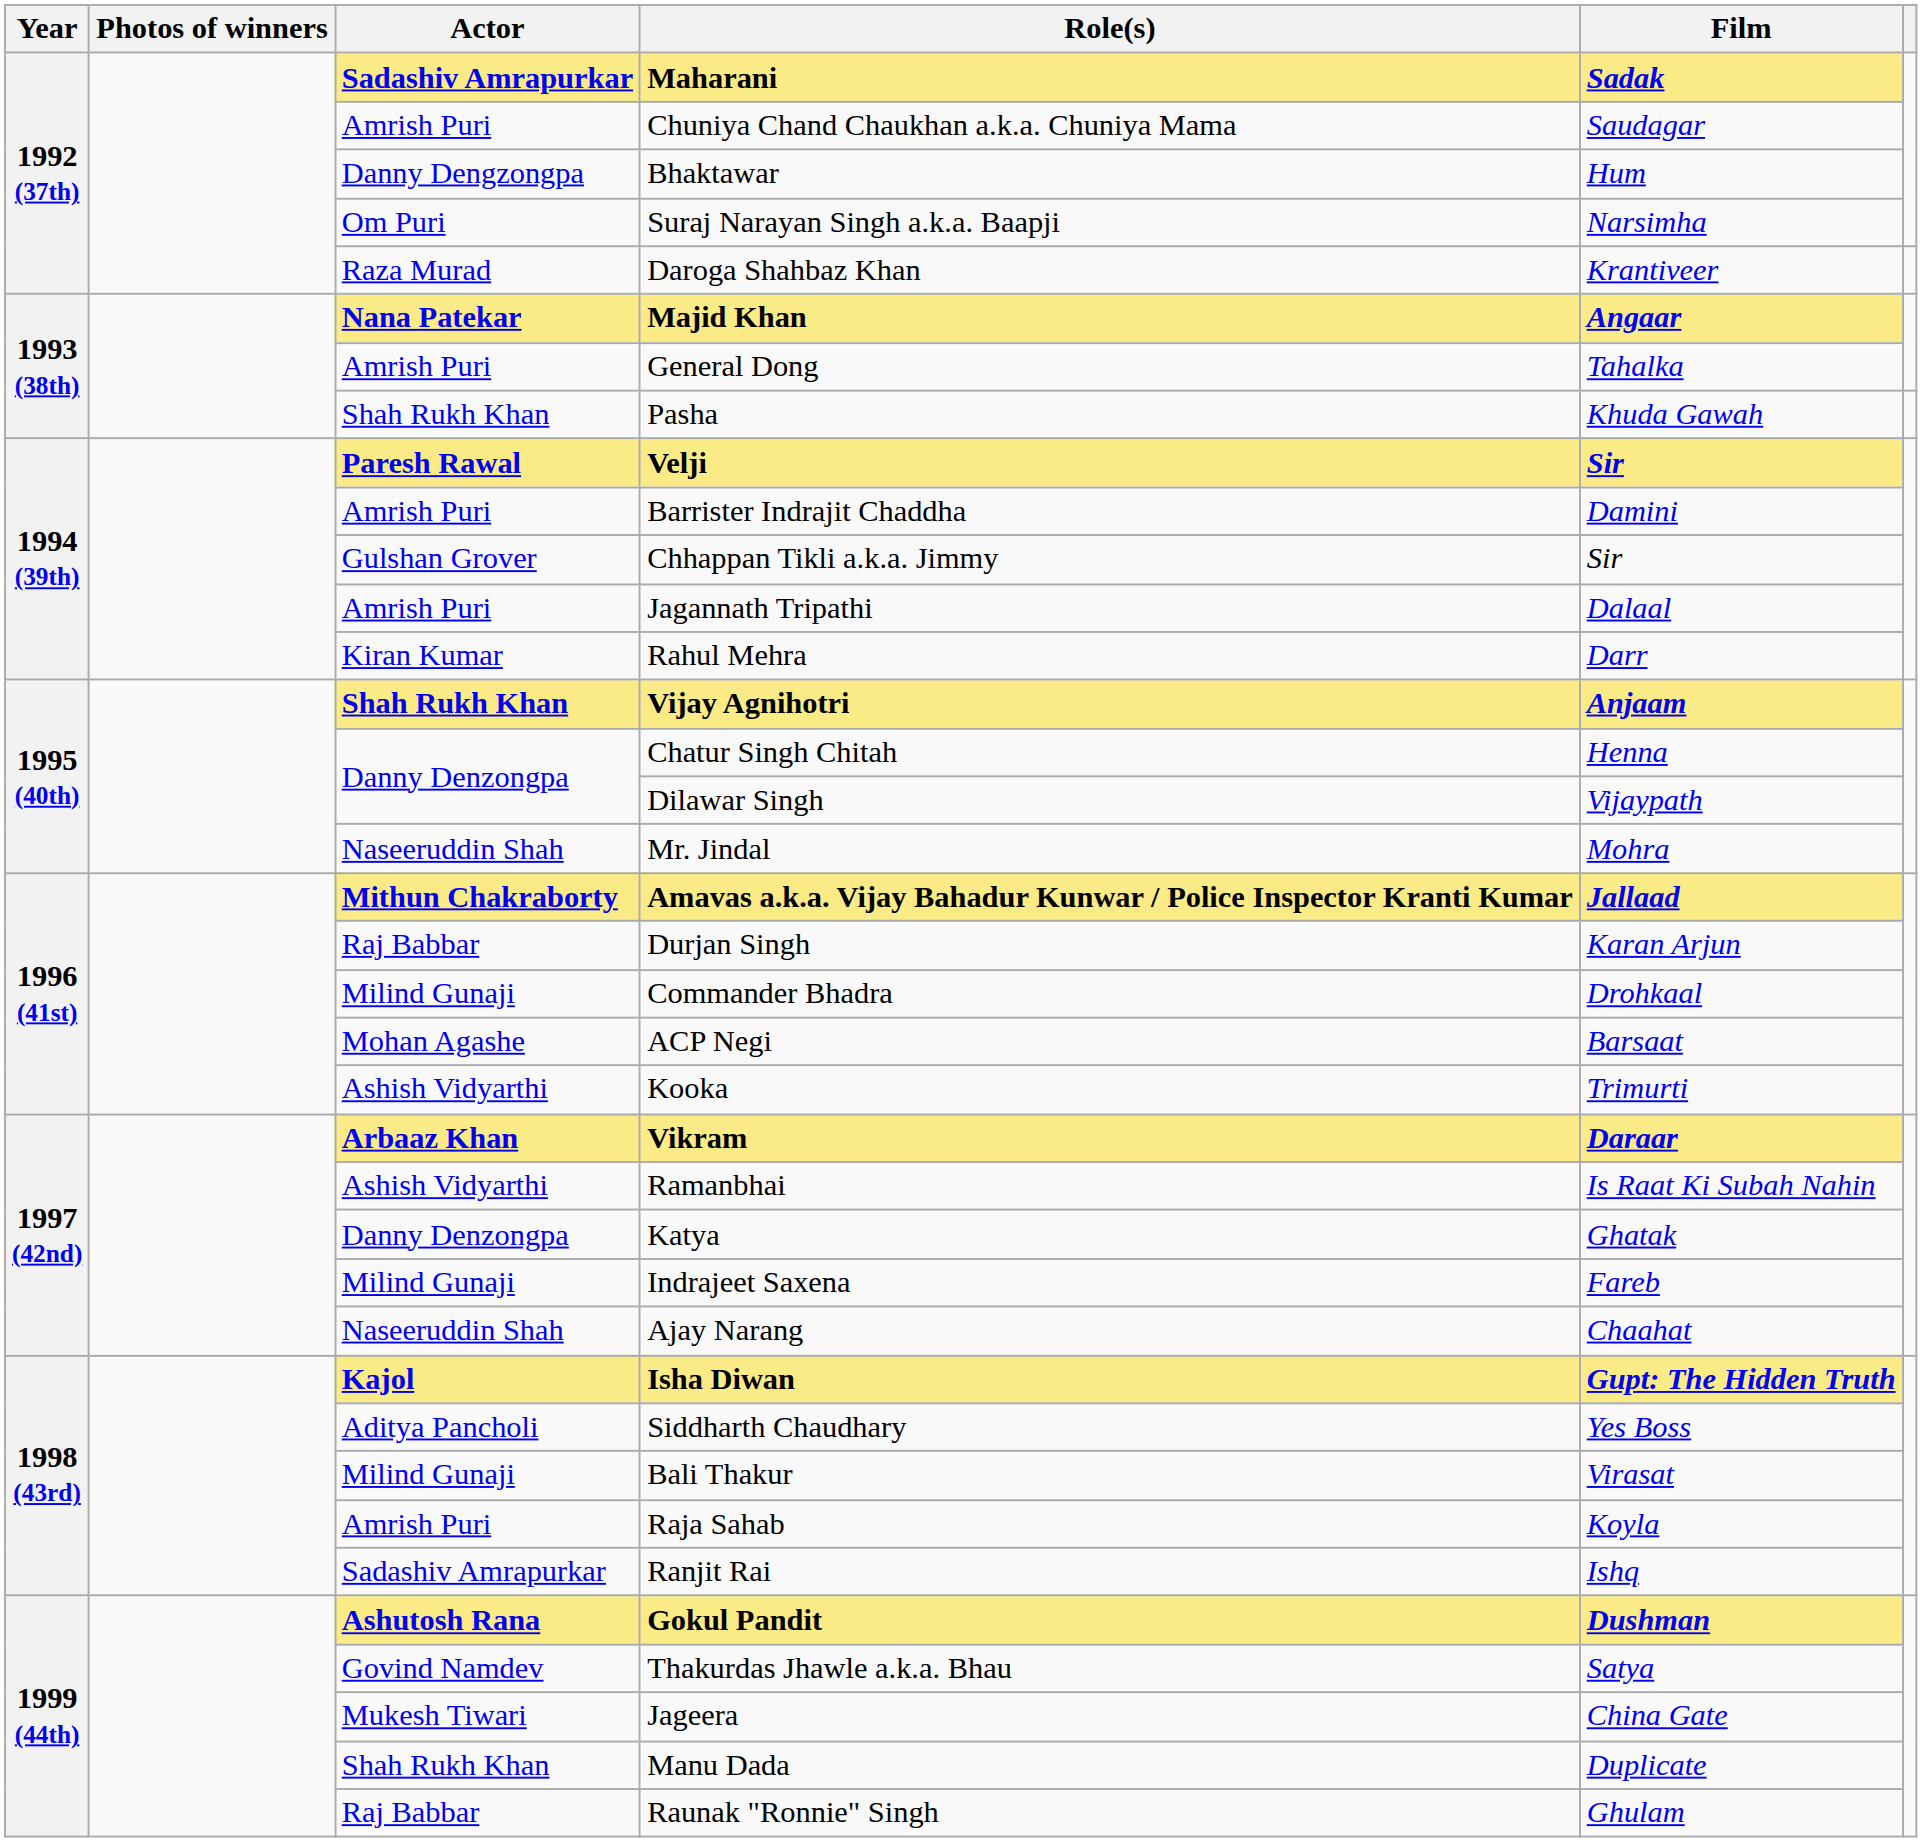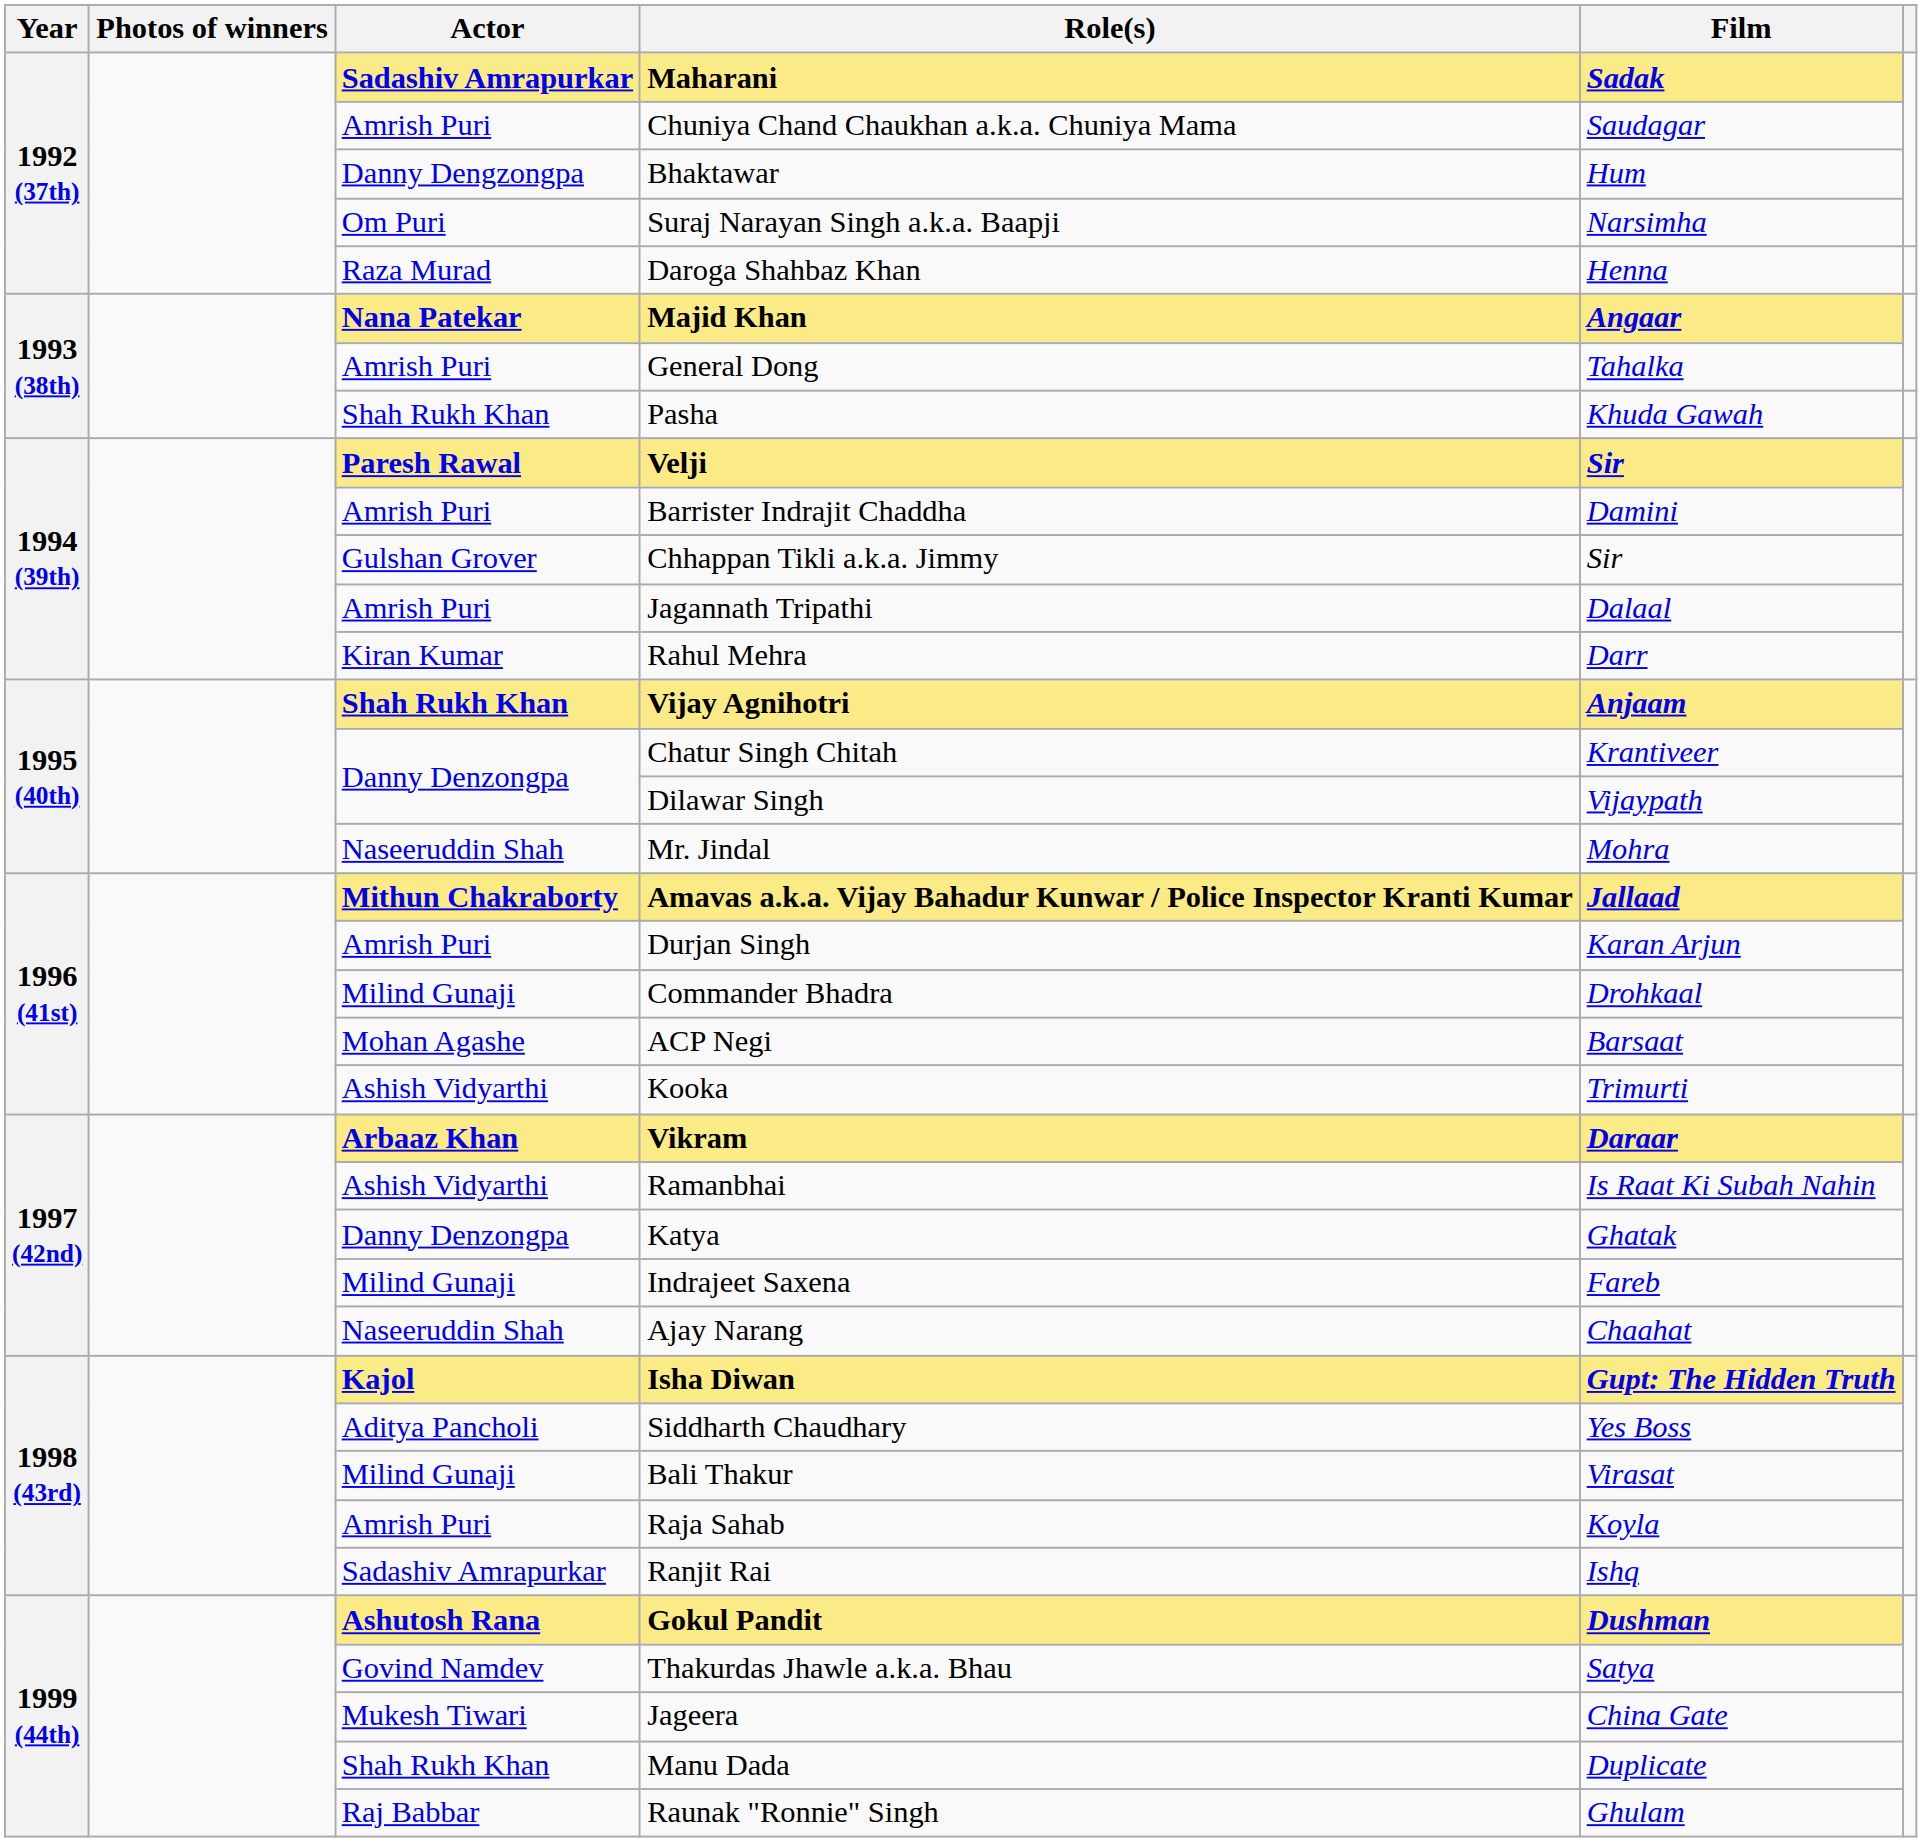(1653, 269) Krantiveer -> (1627, 269) Henna
(1627, 751) Henna -> (1653, 751) Krantiveer
(411, 944) Raj Babbar -> (416, 944) Amrish Puri
